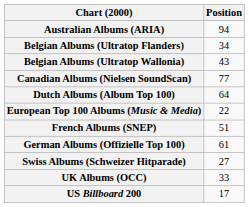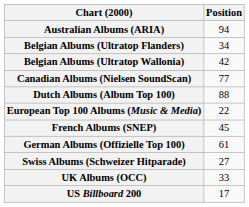(224, 62) 43 -> (224, 62) 42
(224, 95) 64 -> (224, 95) 88
(224, 128) 51 -> (224, 128) 45
